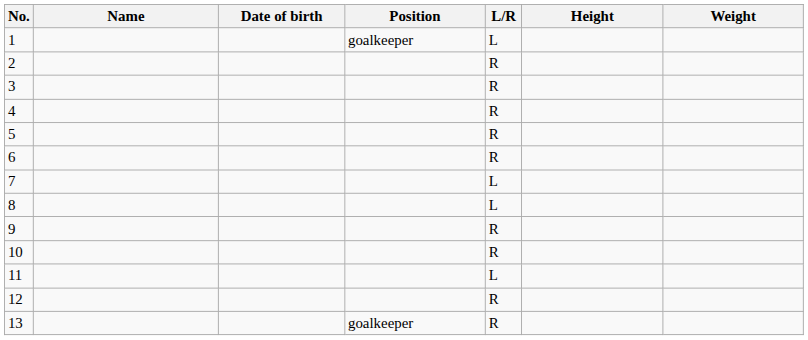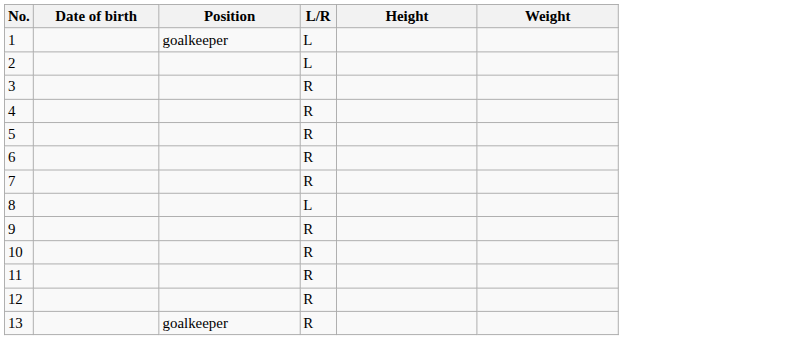- column: (126, 16)
(494, 63) R -> (308, 63) L
(493, 181) L -> (308, 181) R
(493, 275) L -> (308, 275) R
